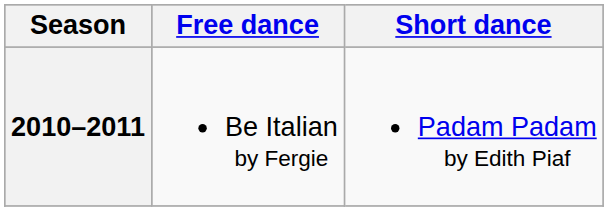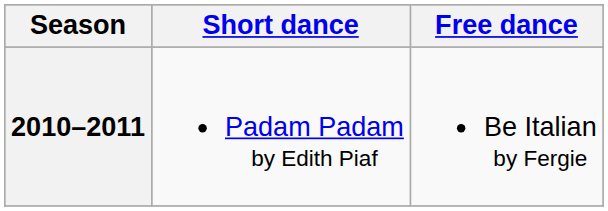columns swapped: (473, 25) <-> (248, 25)
